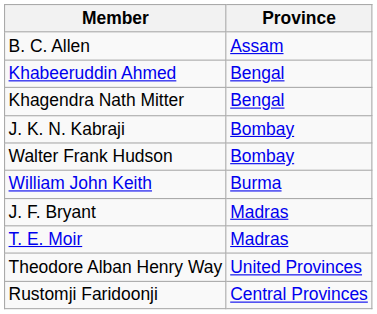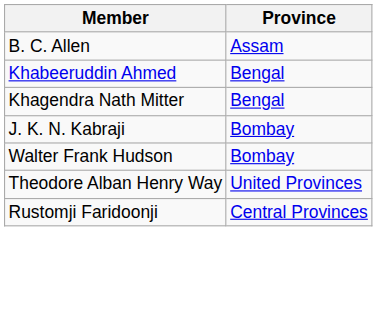- row: (80, 184)
- row: (52, 211)
- row: (45, 239)
